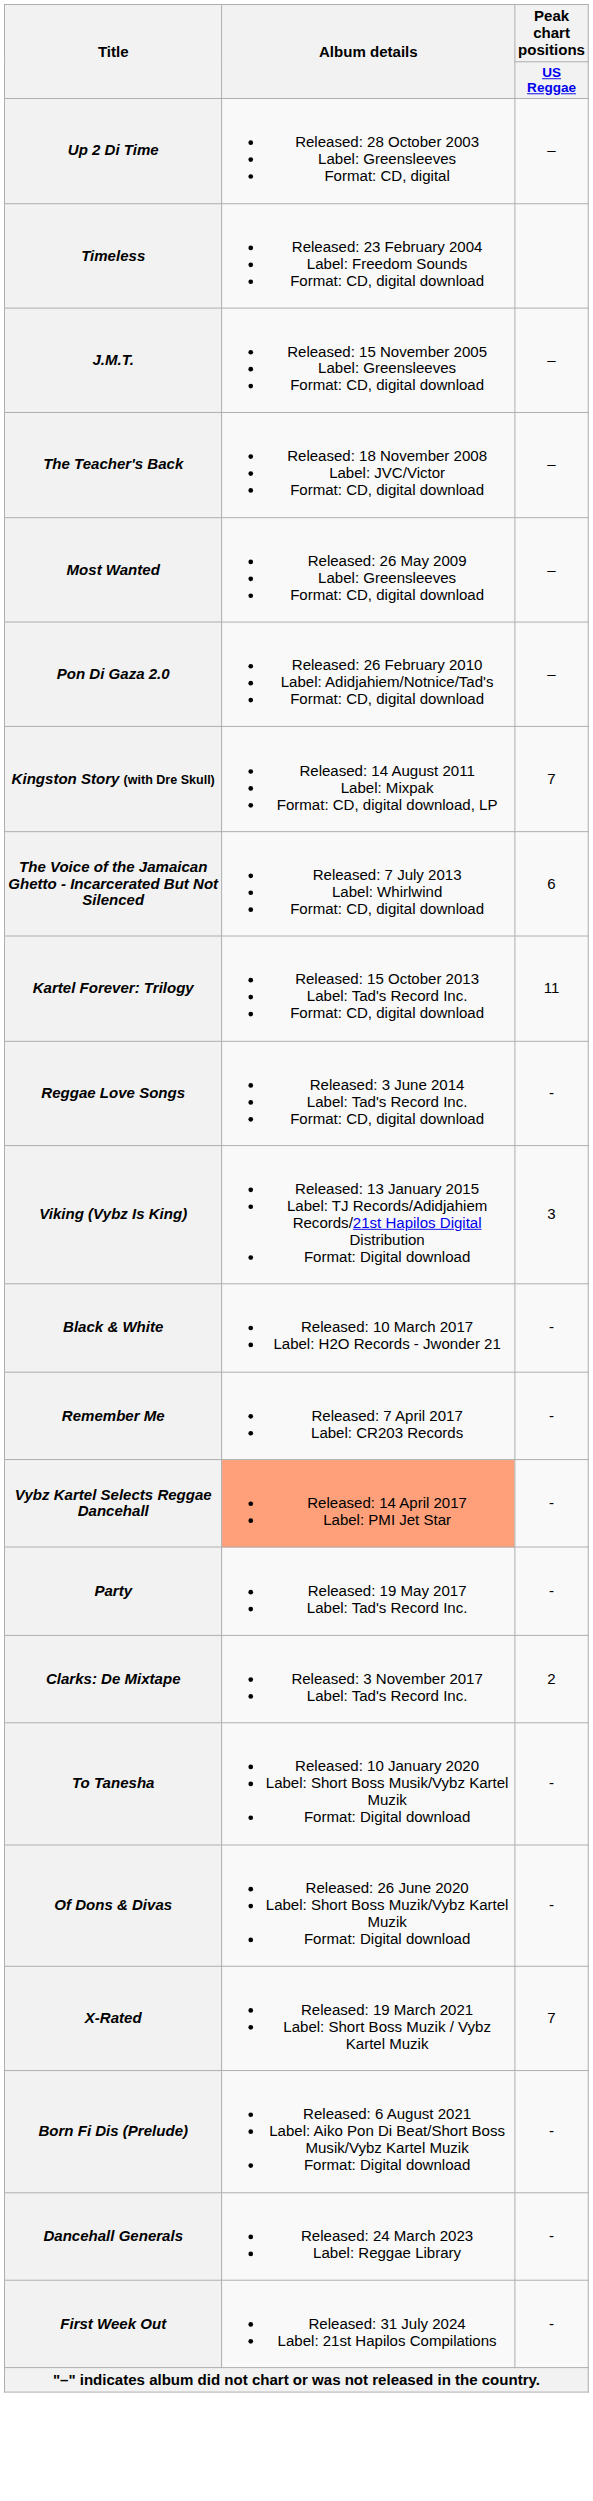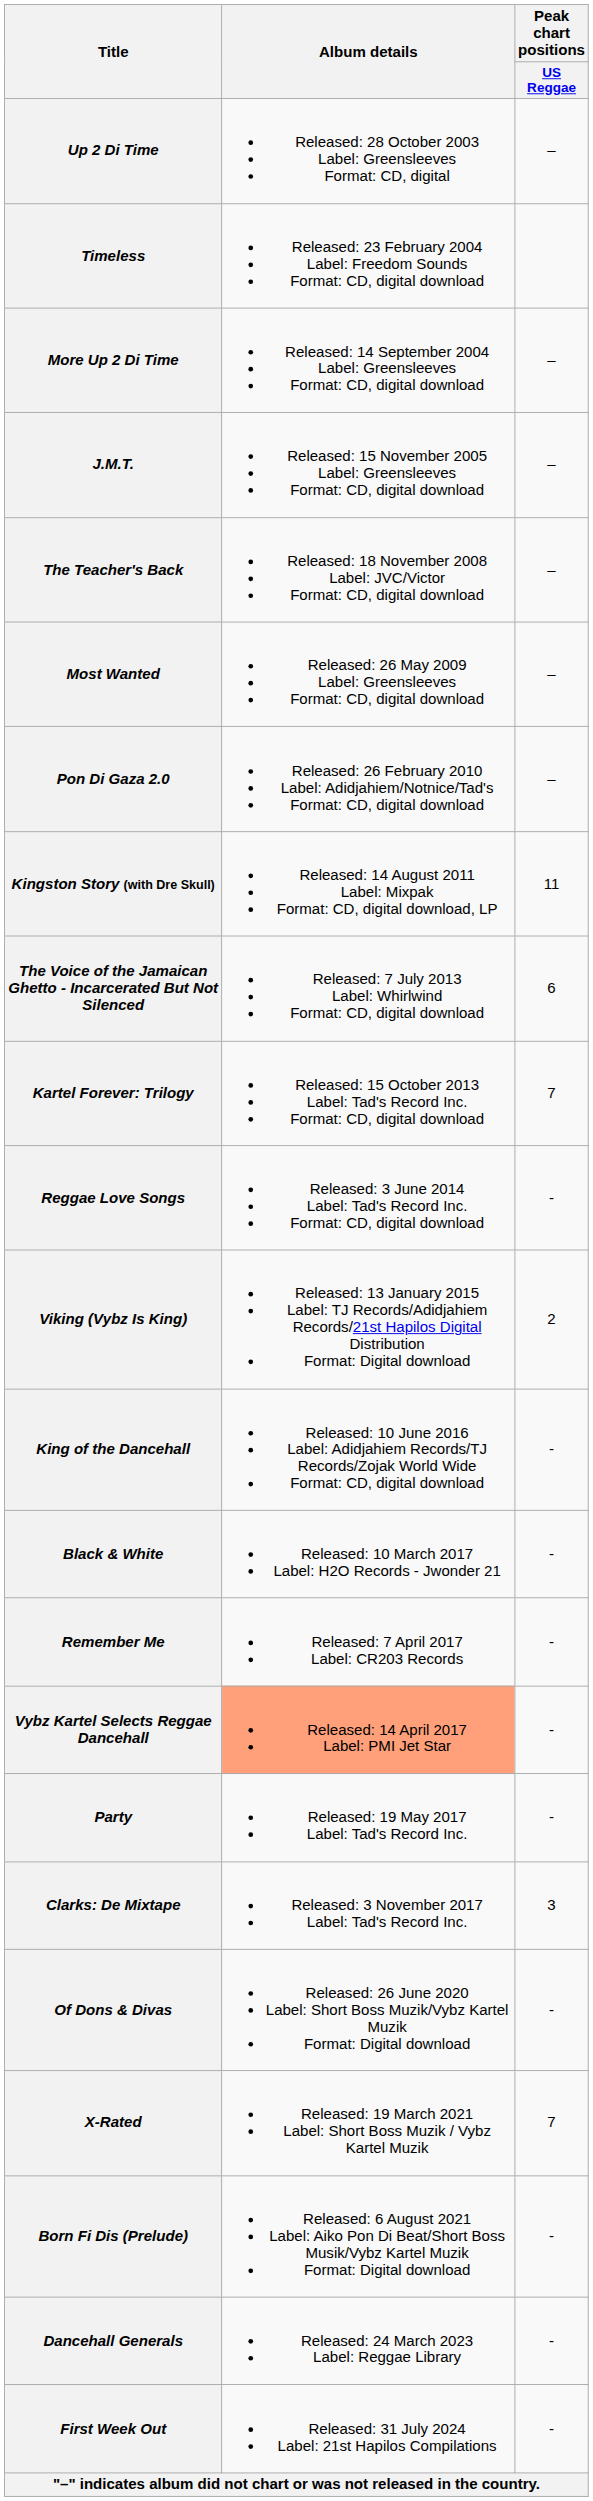+ row: (113, 360)
(552, 779) 7 -> (552, 883) 11
(552, 988) 11 -> (552, 1093) 7
(552, 1214) 3 -> (552, 1319) 2
+ row: (113, 1449)
(552, 1679) 2 -> (552, 1905) 3
- row: (113, 1783)
